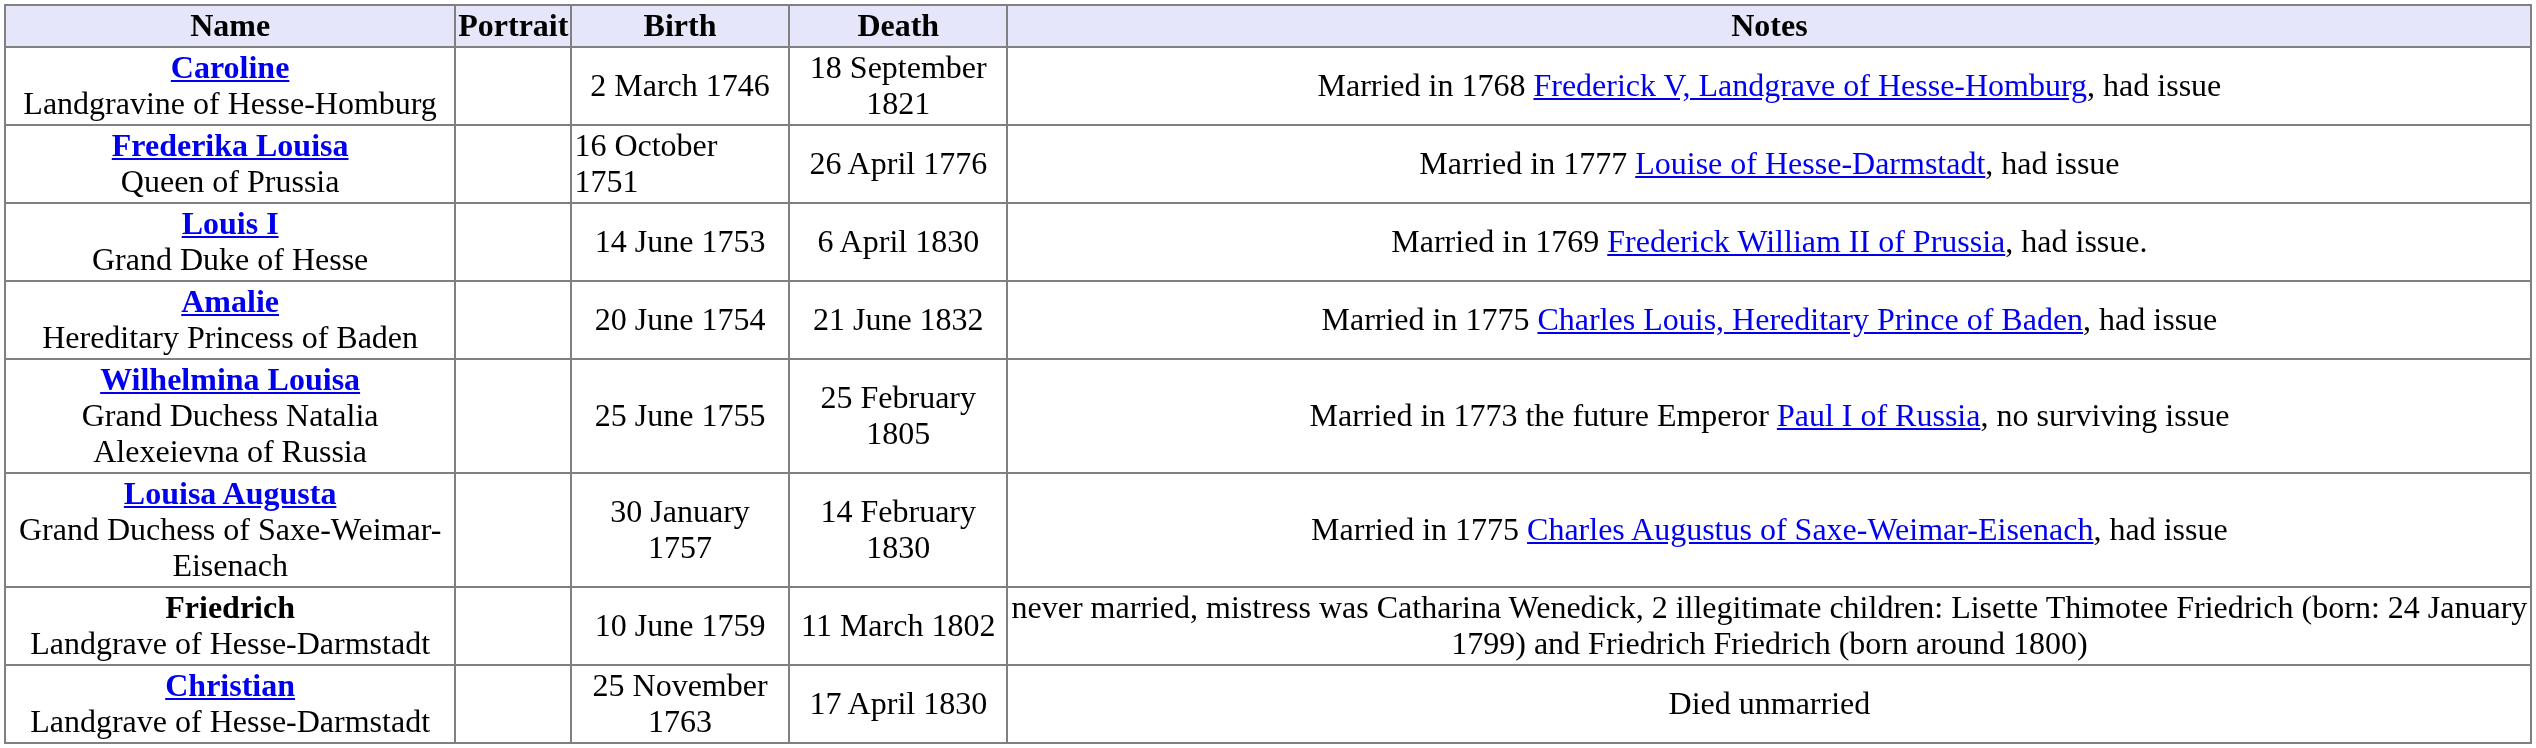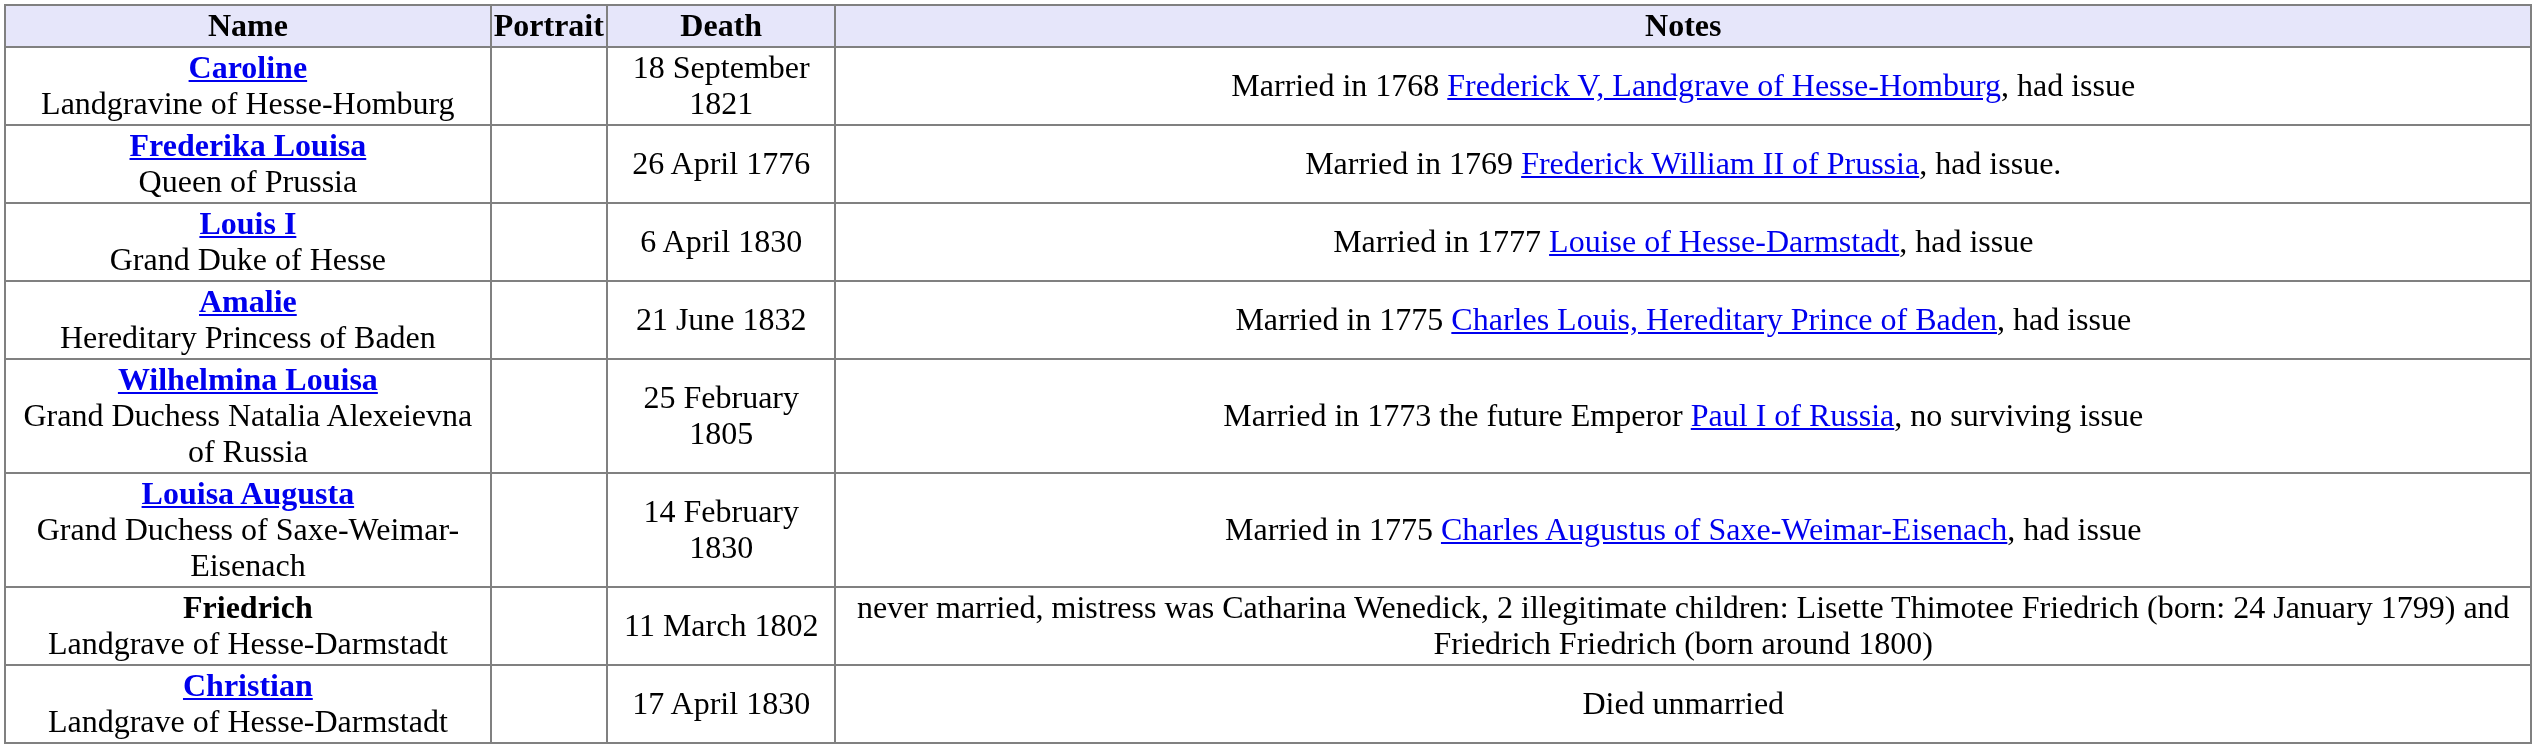- column: (680, 25)
(1769, 163) Married in 1777 Louise of Hesse-Darmstadt, had issue -> (1683, 163) Married in 1769 Frederick William II of Prussia, had issue.
(1769, 241) Married in 1769 Frederick William II of Prussia, had issue. -> (1683, 241) Married in 1777 Louise of Hesse-Darmstadt, had issue
